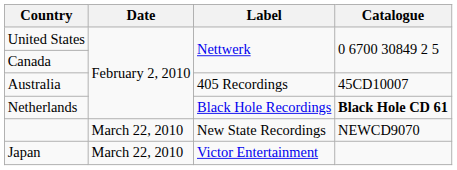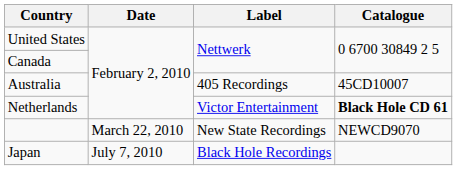(264, 107) Black Hole Recordings -> (258, 107) Victor Entertainment
(137, 152) March 22, 2010 -> (127, 152) July 7, 2010
(258, 152) Victor Entertainment -> (264, 152) Black Hole Recordings
